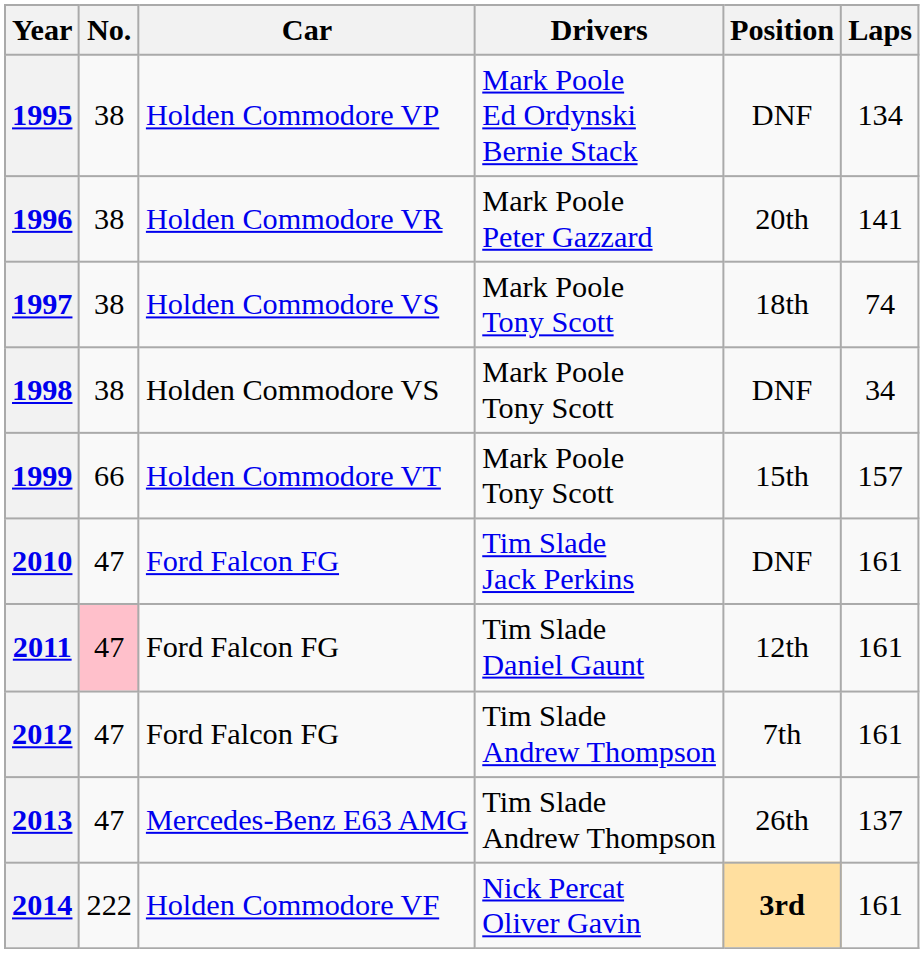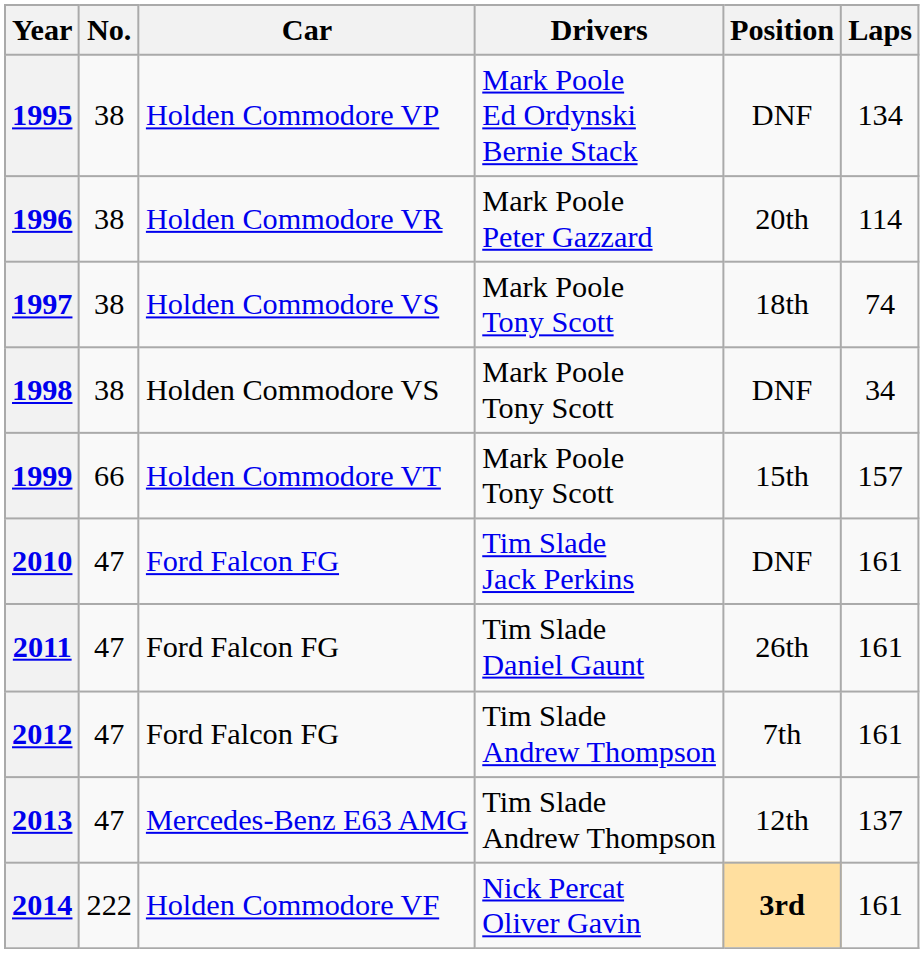(880, 218) 141 -> (880, 218) 114
(109, 647) pink background -> (109, 647) no background
(782, 647) 12th -> (782, 647) 26th
(782, 818) 26th -> (782, 818) 12th
